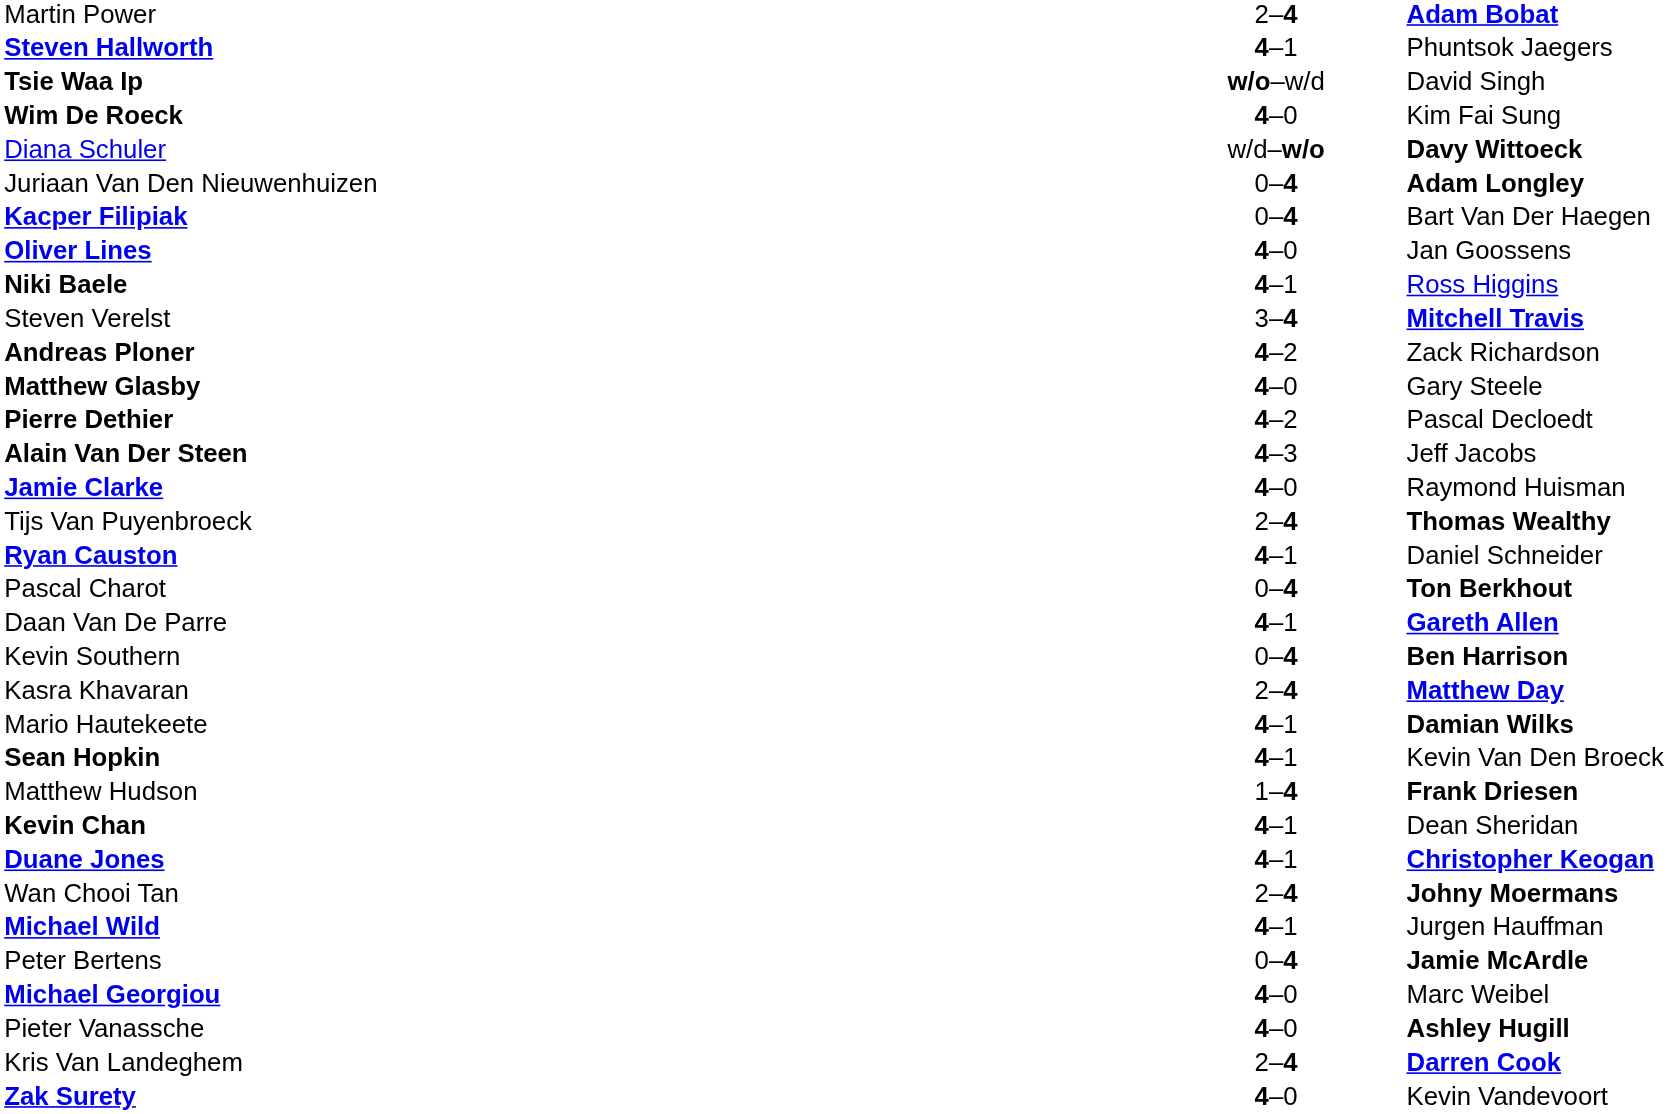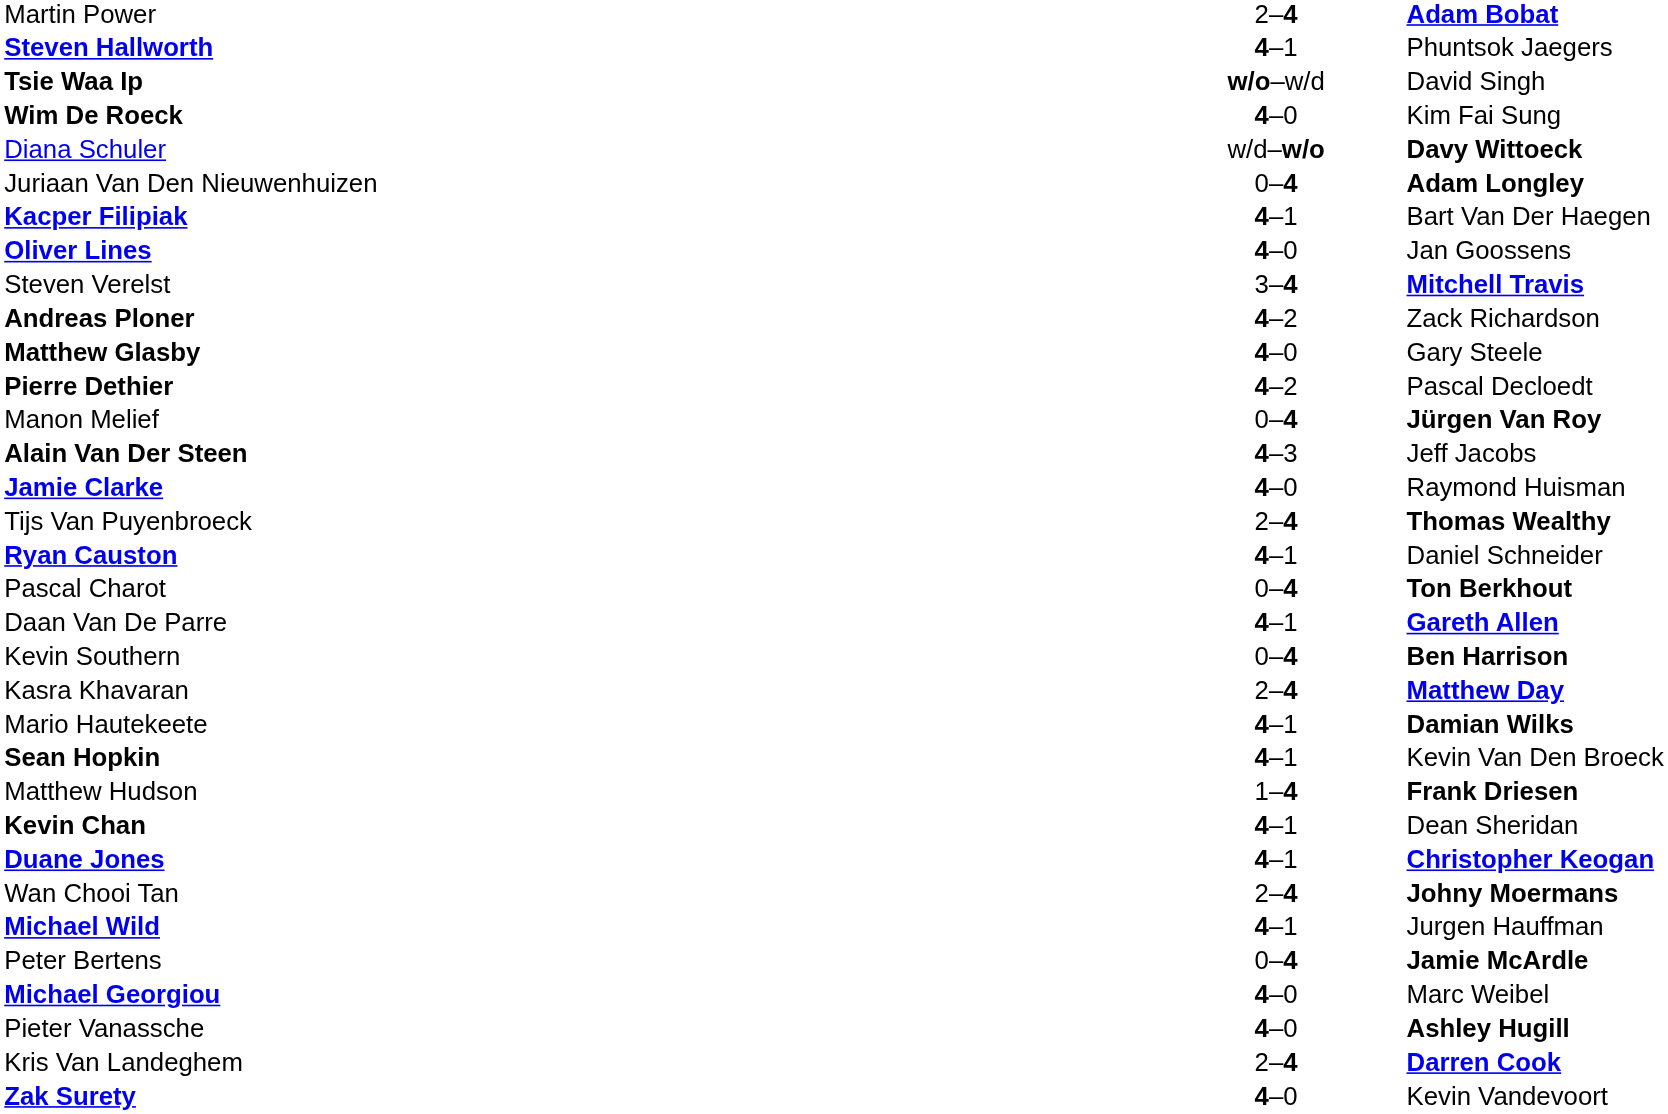(1276, 217) 0–4 -> (1276, 217) 4–1
- row: (66, 284)
+ row: (82, 419)
